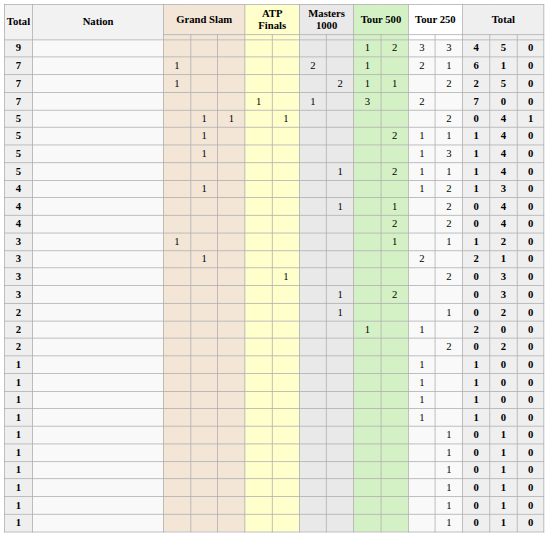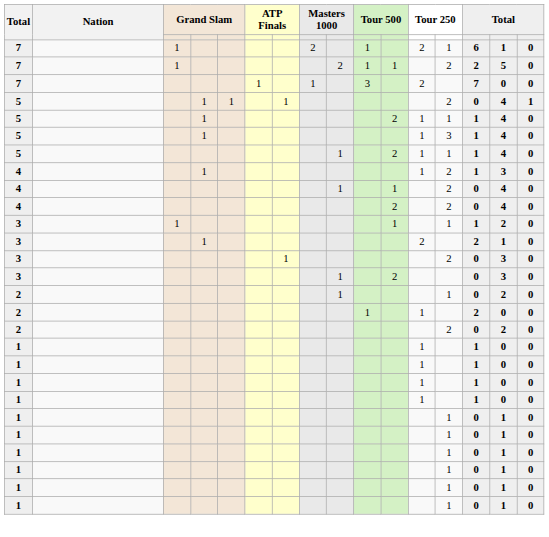- row: (19, 48)
